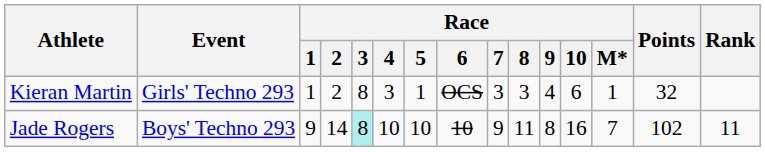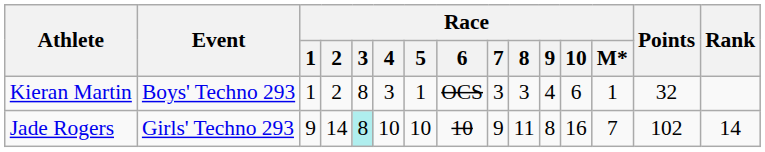(218, 93) Girls' Techno 293 -> (219, 93) Boys' Techno 293
(219, 128) Boys' Techno 293 -> (218, 128) Girls' Techno 293
(730, 128) 11 -> (730, 128) 14
